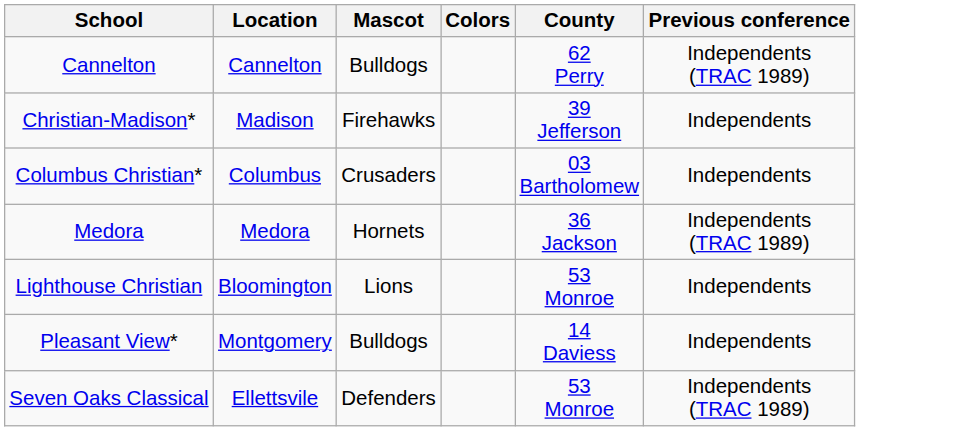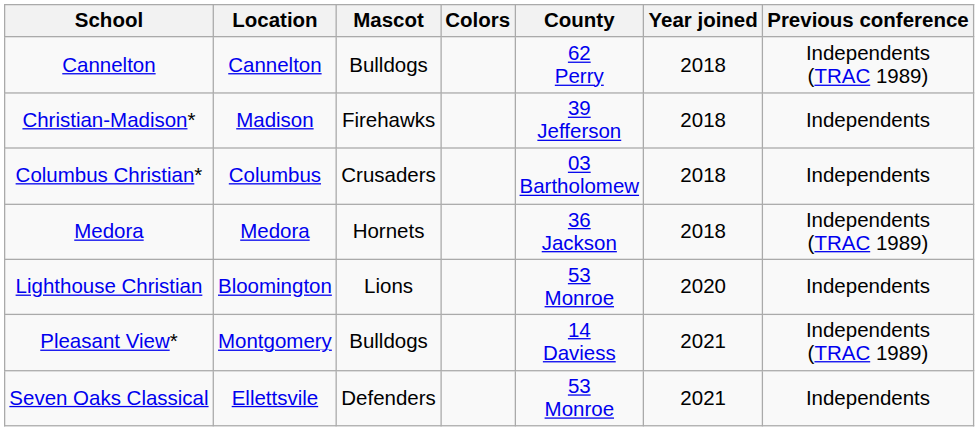+ column: (703, 20)
(749, 342) Independents -> (868, 342) Independents (TRAC 1989)
(749, 397) Independents (TRAC 1989) -> (868, 397) Independents
